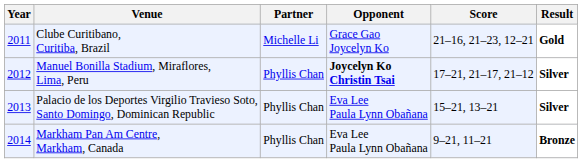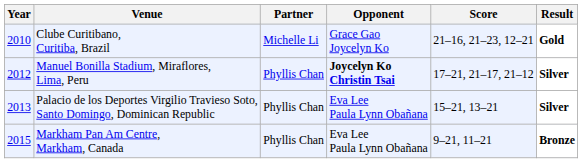(19, 41) 2011 -> (19, 41) 2010
(19, 141) 2014 -> (19, 141) 2015
